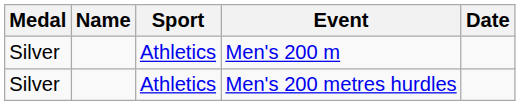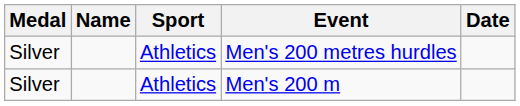rows swapped: (341, 84) <-> (283, 52)
